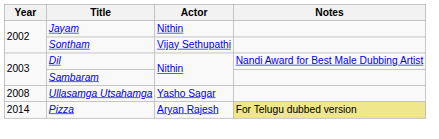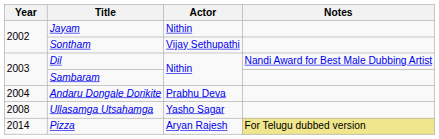+ row: (105, 93)
